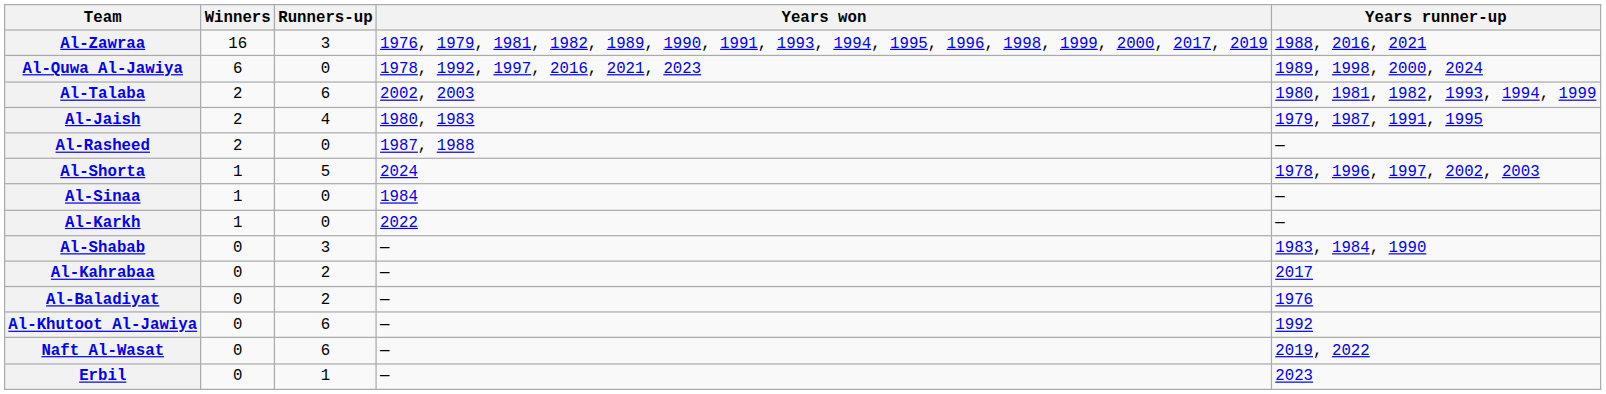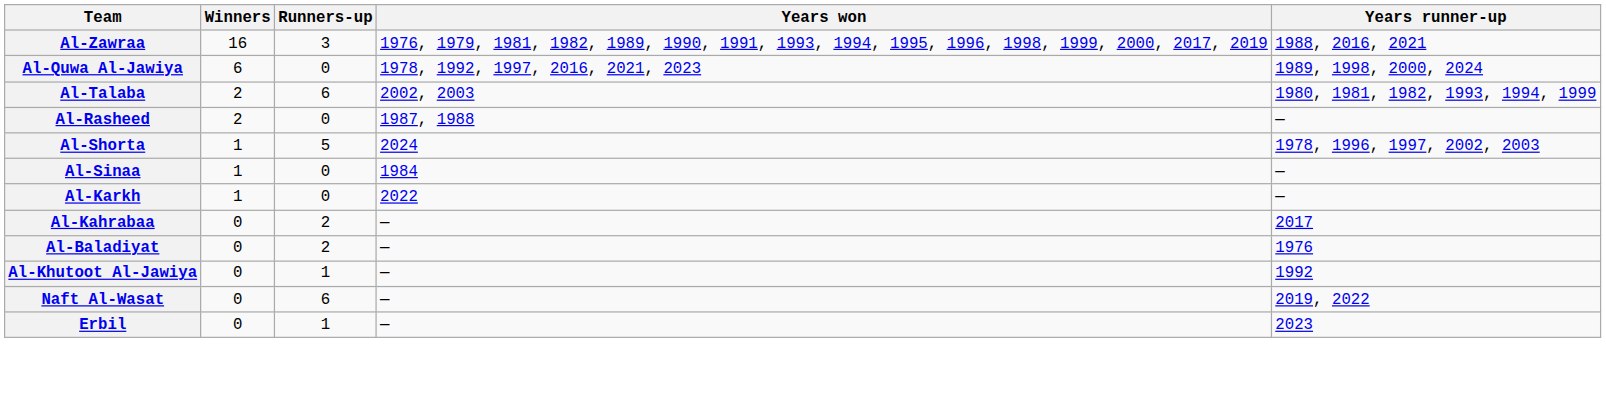- row: (103, 120)
- row: (103, 248)
(325, 325) 6 -> (325, 274) 1
